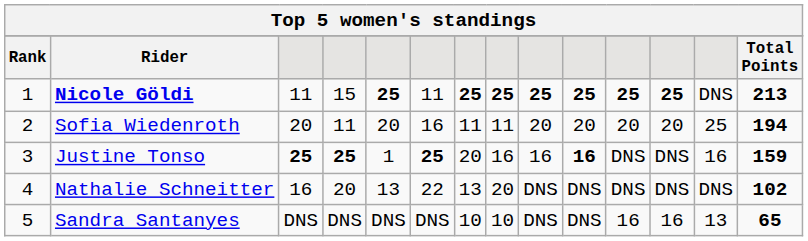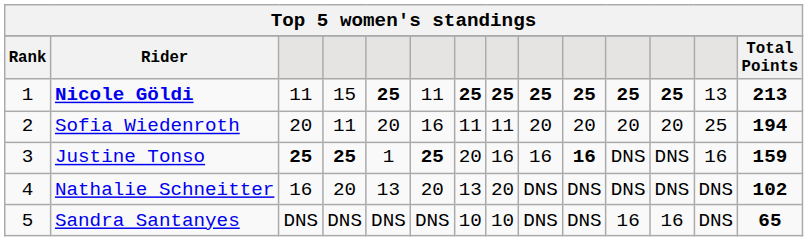(716, 95) DNS -> (716, 95) 13
(432, 189) 22 -> (432, 189) 20
(716, 220) 13 -> (716, 220) DNS
